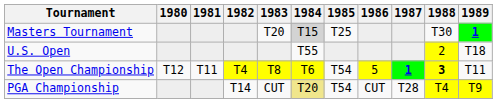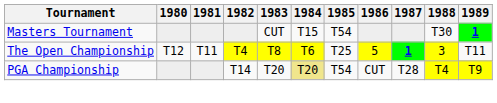(274, 33) T20 -> (274, 33) CUT
(308, 33) lightgrey background -> (308, 33) no background
(341, 33) T25 -> (341, 33) T54
- row: (39, 52)
(341, 70) T54 -> (341, 52) T25
(442, 70) bold -> (442, 52) normal
(274, 89) CUT -> (274, 70) T20
